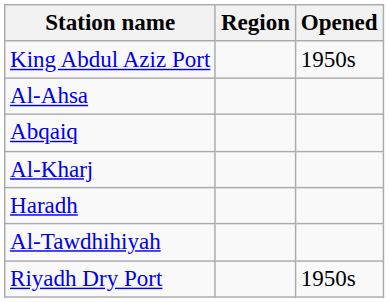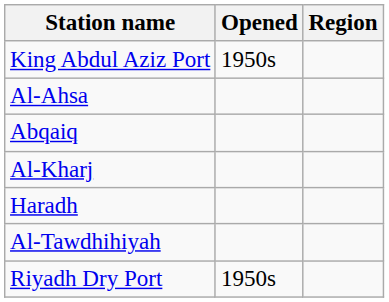columns swapped: (256, 22) <-> (339, 22)
